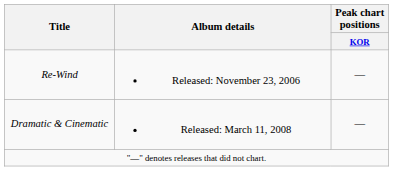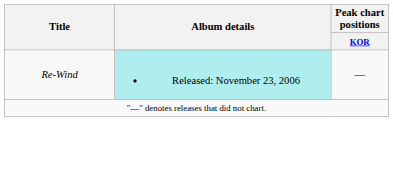(223, 81) no background -> (223, 81) paleturquoise background
- row: (60, 124)
